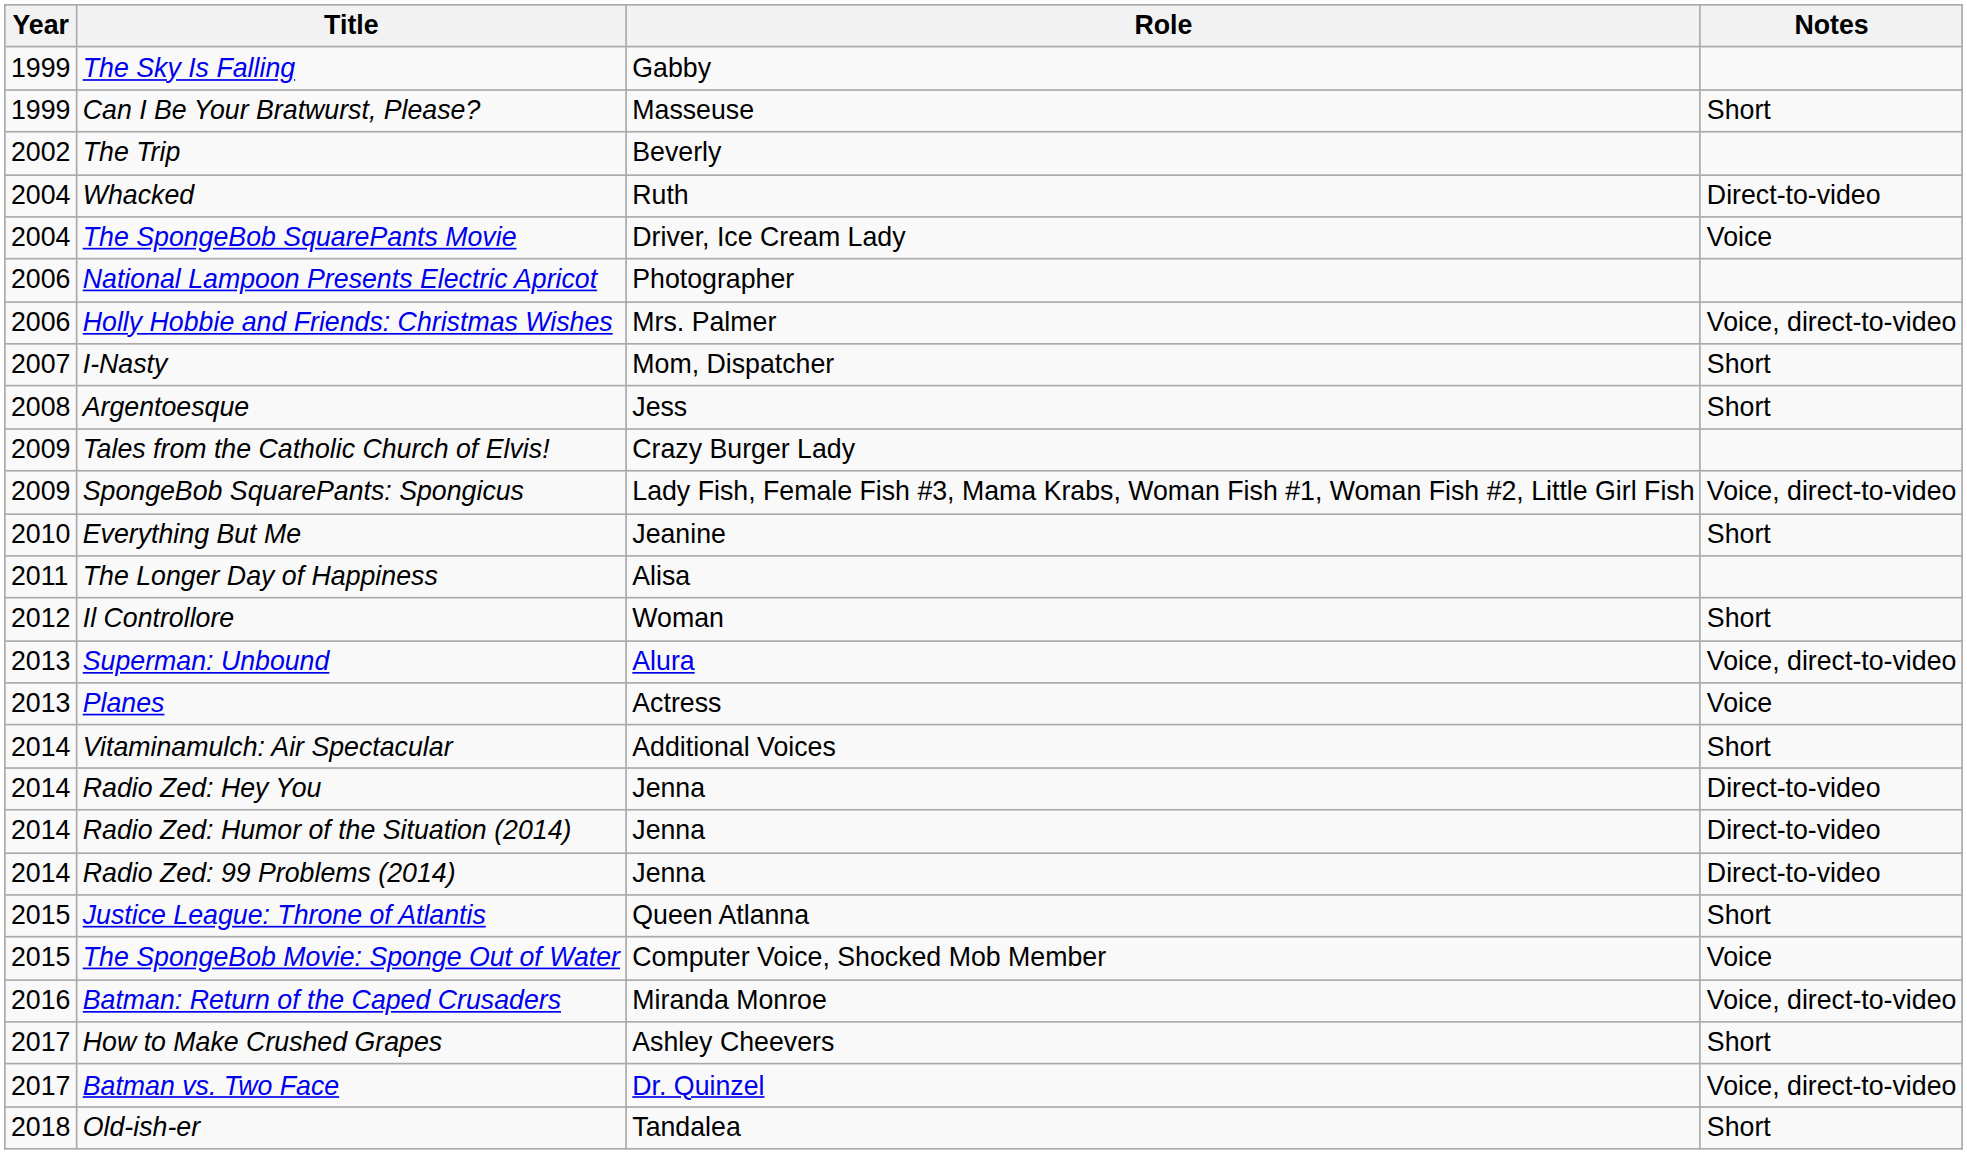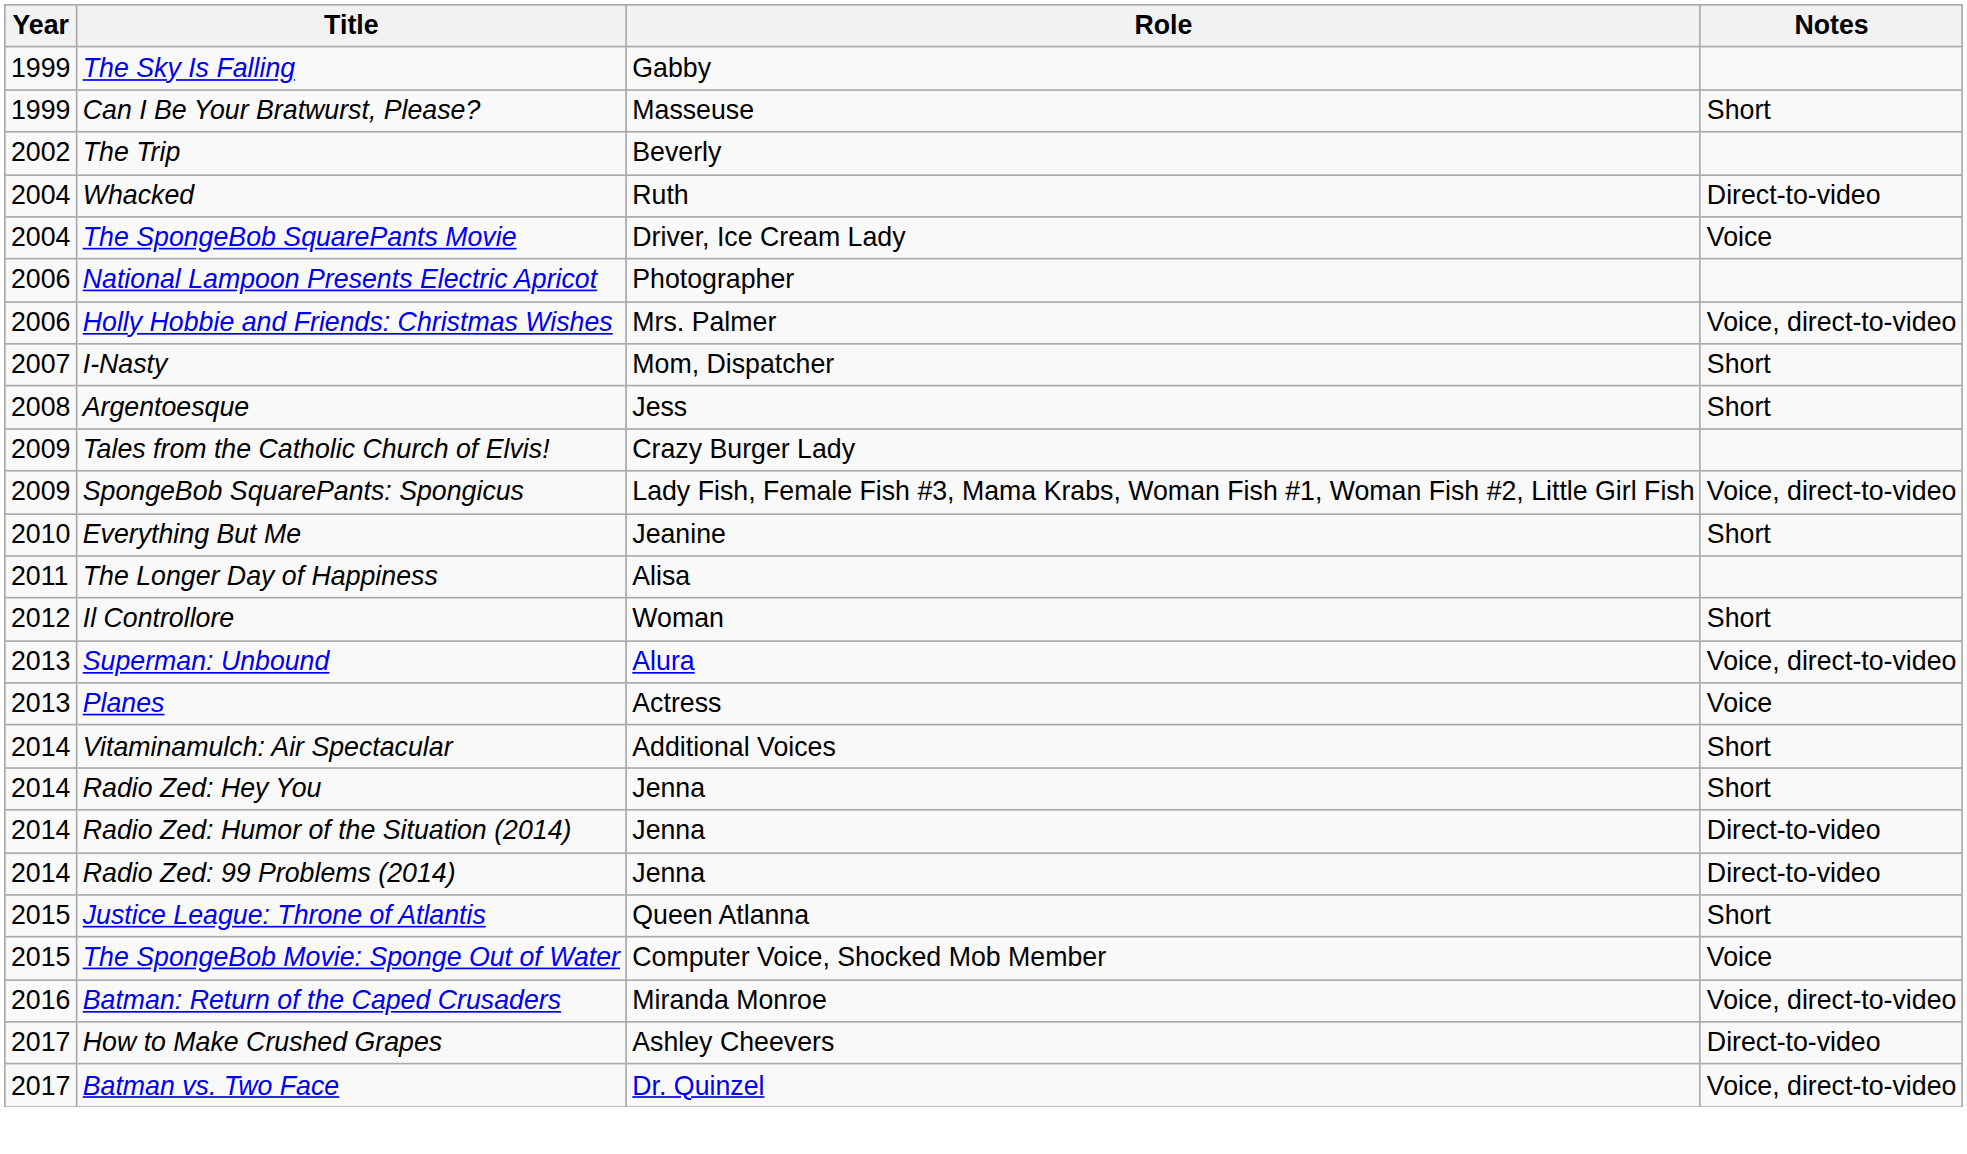(1794, 788) Direct-to-video -> (1739, 788) Short
(1739, 1042) Short -> (1794, 1042) Direct-to-video
- row: (141, 1127)
